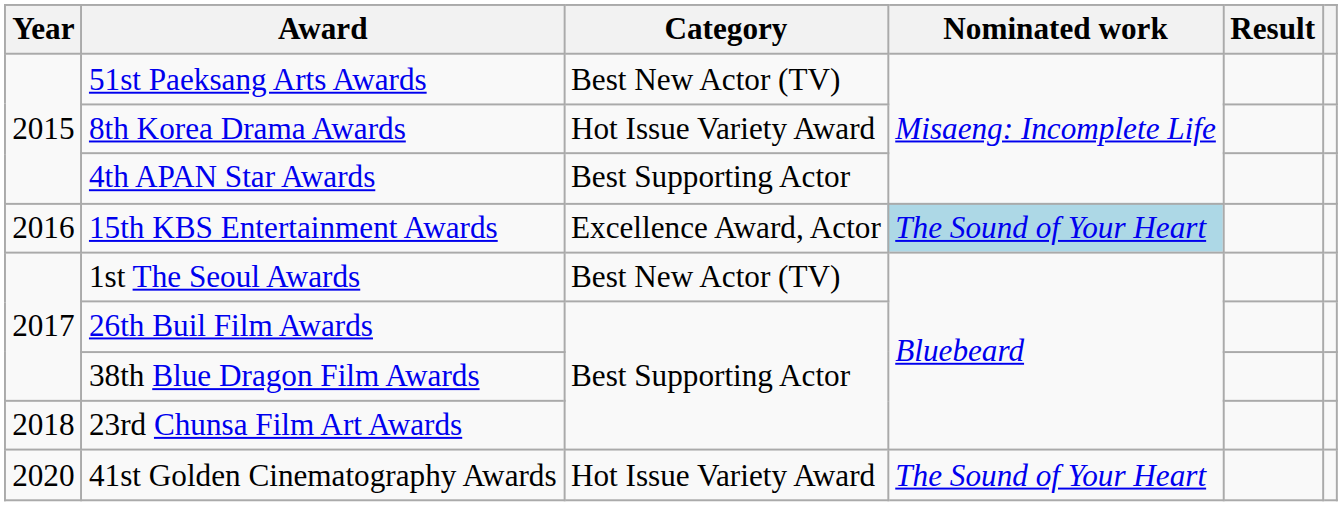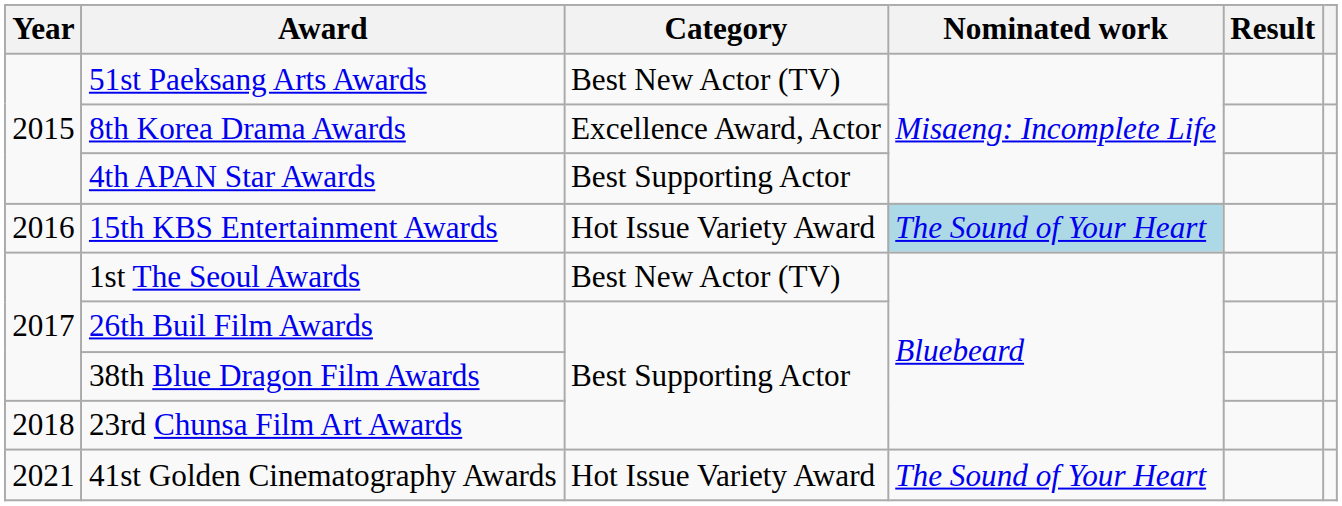(723, 128) Hot Issue Variety Award -> (726, 128) Excellence Award, Actor
(726, 227) Excellence Award, Actor -> (723, 227) Hot Issue Variety Award
(43, 474) 2020 -> (43, 474) 2021
